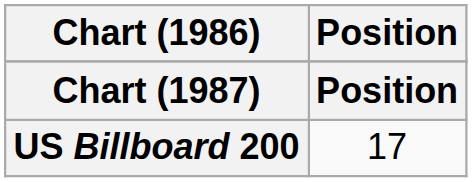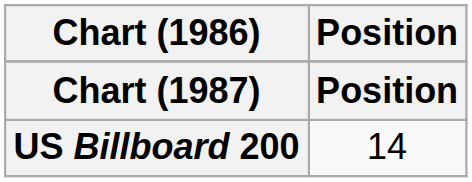(387, 147) 17 -> (387, 147) 14
